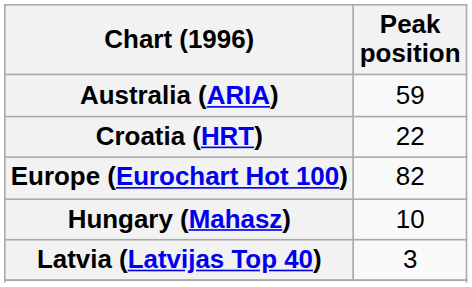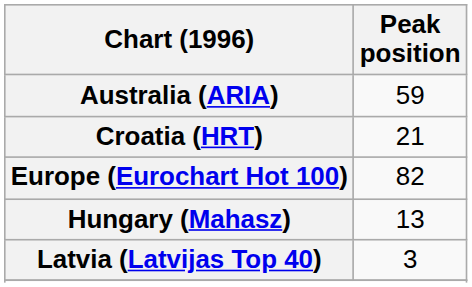(410, 136) 22 -> (410, 136) 21
(410, 218) 10 -> (410, 218) 13
